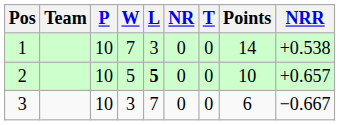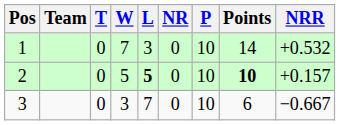columns swapped: (104, 18) <-> (209, 18)
(305, 47) +0.538 -> (305, 47) +0.532
(247, 76) normal -> (247, 76) bold
(305, 76) +0.657 -> (305, 76) +0.157
